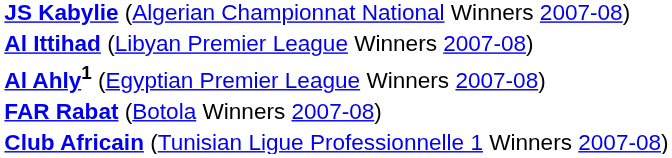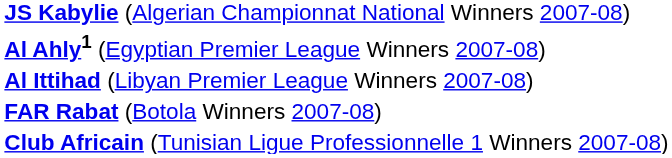rows swapped: (275, 77) <-> (269, 43)
